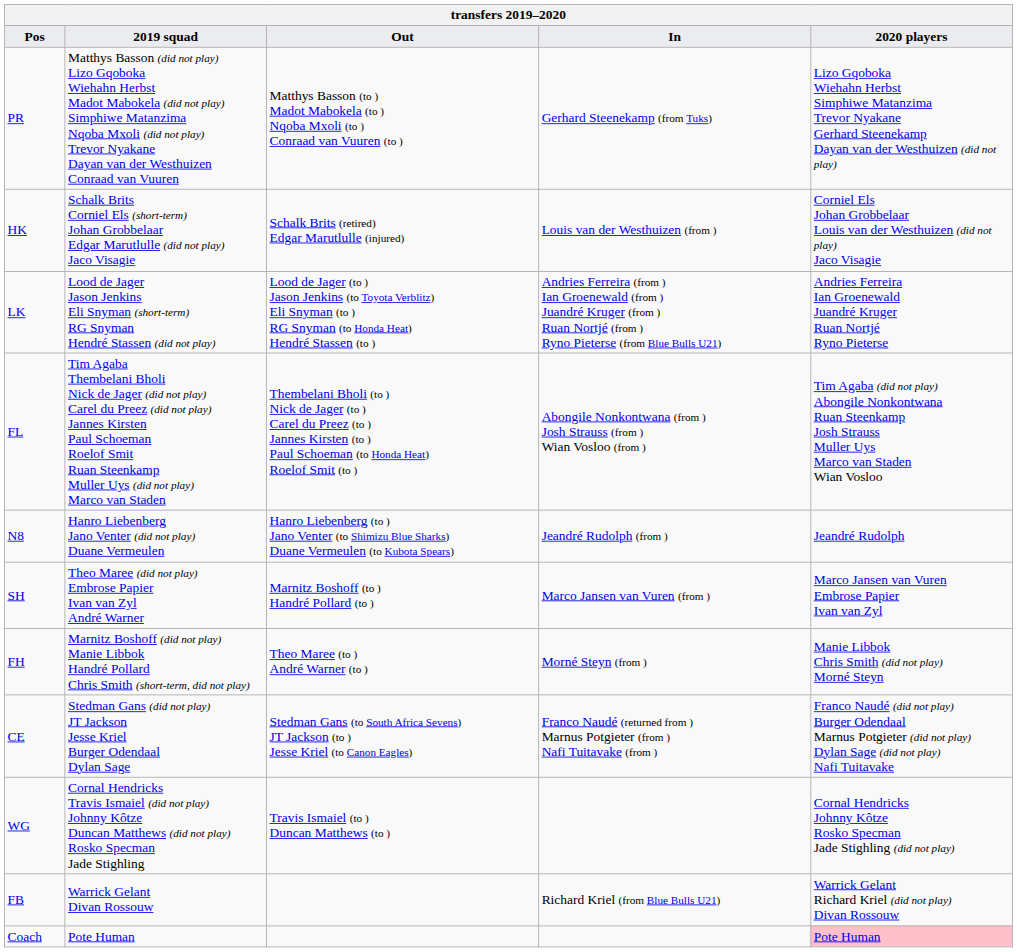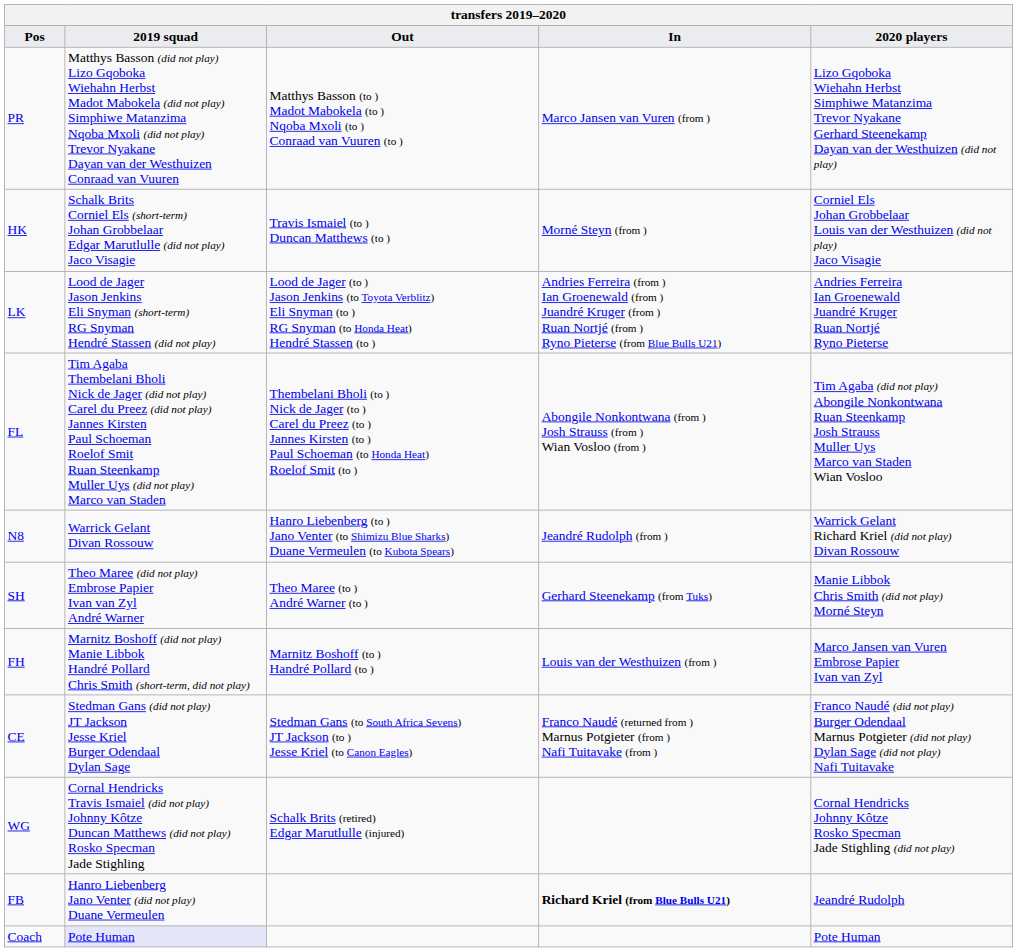(627, 118) Gerhard Steenekamp (from Tuks) -> (626, 118) Marco Jansen van Vuren (from )
(337, 230) Schalk Brits (retired) Edgar Marutlulle (injured) -> (330, 230) Travis Ismaiel (to ) Duncan Matthews (to )
(629, 230) Louis van der Westhuizen (from ) -> (594, 230) Morné Steyn (from )
(132, 536) Hanro Liebenberg Jano Venter (did not play) Duane Vermeulen -> (111, 536) Warrick Gelant Divan Rossouw
(859, 536) Jeandré Rudolph -> (883, 536) Warrick Gelant Richard Kriel (did not play) Divan Rossouw
(325, 595) Marnitz Boshoff (to ) Handré Pollard (to ) -> (319, 595) Theo Maree (to ) André Warner (to )
(626, 595) Marco Jansen van Vuren (from ) -> (627, 595) Gerhard Steenekamp (from Tuks)
(880, 595) Marco Jansen van Vuren Embrose Papier Ivan van Zyl -> (878, 595) Manie Libbok Chris Smith (did not play) Morné Steyn
(319, 661) Theo Maree (to ) André Warner (to ) -> (325, 661) Marnitz Boshoff (to ) Handré Pollard (to )
(594, 661) Morné Steyn (from ) -> (629, 661) Louis van der Westhuizen (from )
(878, 661) Manie Libbok Chris Smith (did not play) Morné Steyn -> (880, 661) Marco Jansen van Vuren Embrose Papier Ivan van Zyl
(330, 825) Travis Ismaiel (to ) Duncan Matthews (to ) -> (337, 825) Schalk Brits (retired) Edgar Marutlulle (injured)
(111, 899) Warrick Gelant Divan Rossouw -> (132, 899) Hanro Liebenberg Jano Venter (did not play) Duane Vermeulen
(631, 899) normal -> (636, 899) bold
(883, 899) Warrick Gelant Richard Kriel (did not play) Divan Rossouw -> (859, 899) Jeandré Rudolph
(101, 936) no background -> (101, 936) lavender background
(847, 936) pink background -> (847, 936) no background
